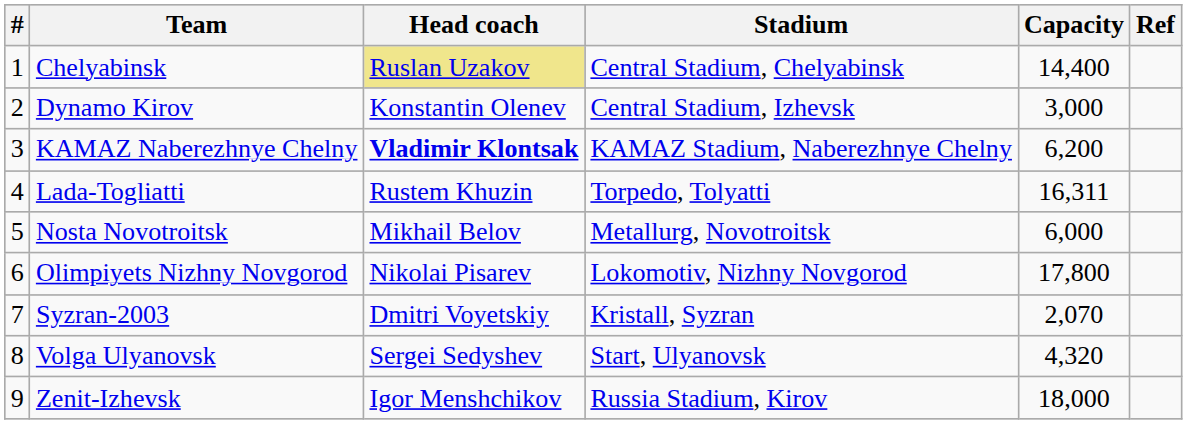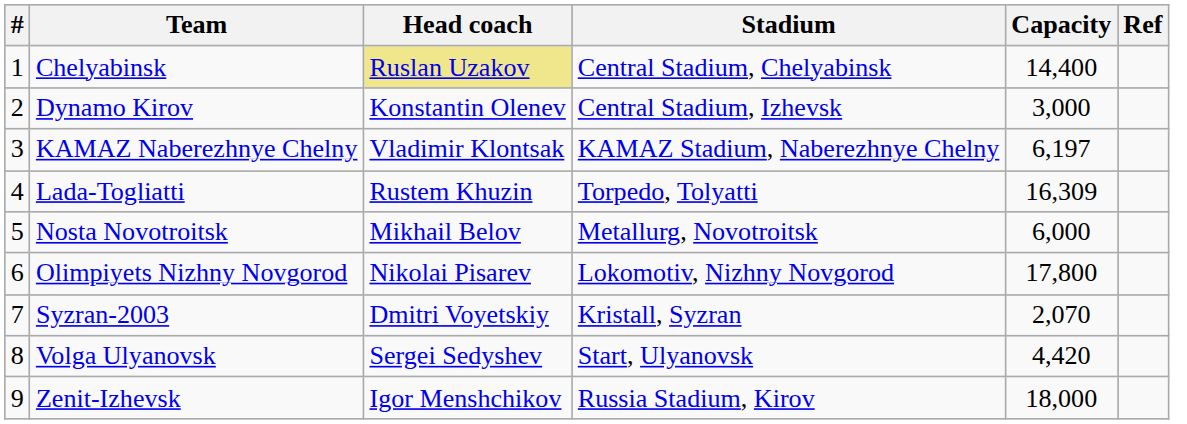(474, 149) bold -> (467, 149) normal
(1074, 149) 6,200 -> (1061, 149) 6,197
(1074, 190) 16,311 -> (1061, 190) 16,309
(1074, 356) 4,320 -> (1061, 356) 4,420
